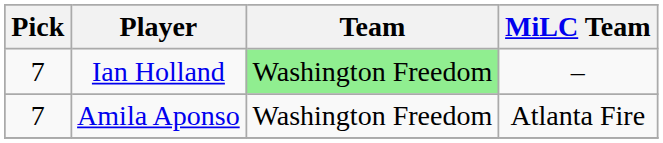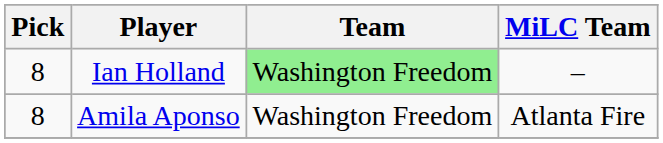(38, 71) 7 -> (38, 71) 8
(38, 115) 7 -> (38, 115) 8
